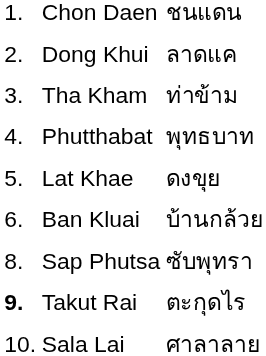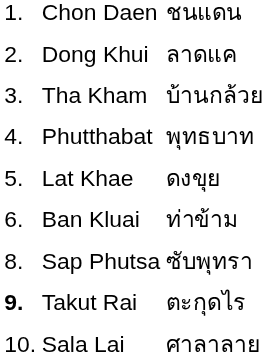(202, 95) ท่าข้าม -> (214, 95) บ้านกล้วย
(214, 220) บ้านกล้วย -> (202, 220) ท่าข้าม
